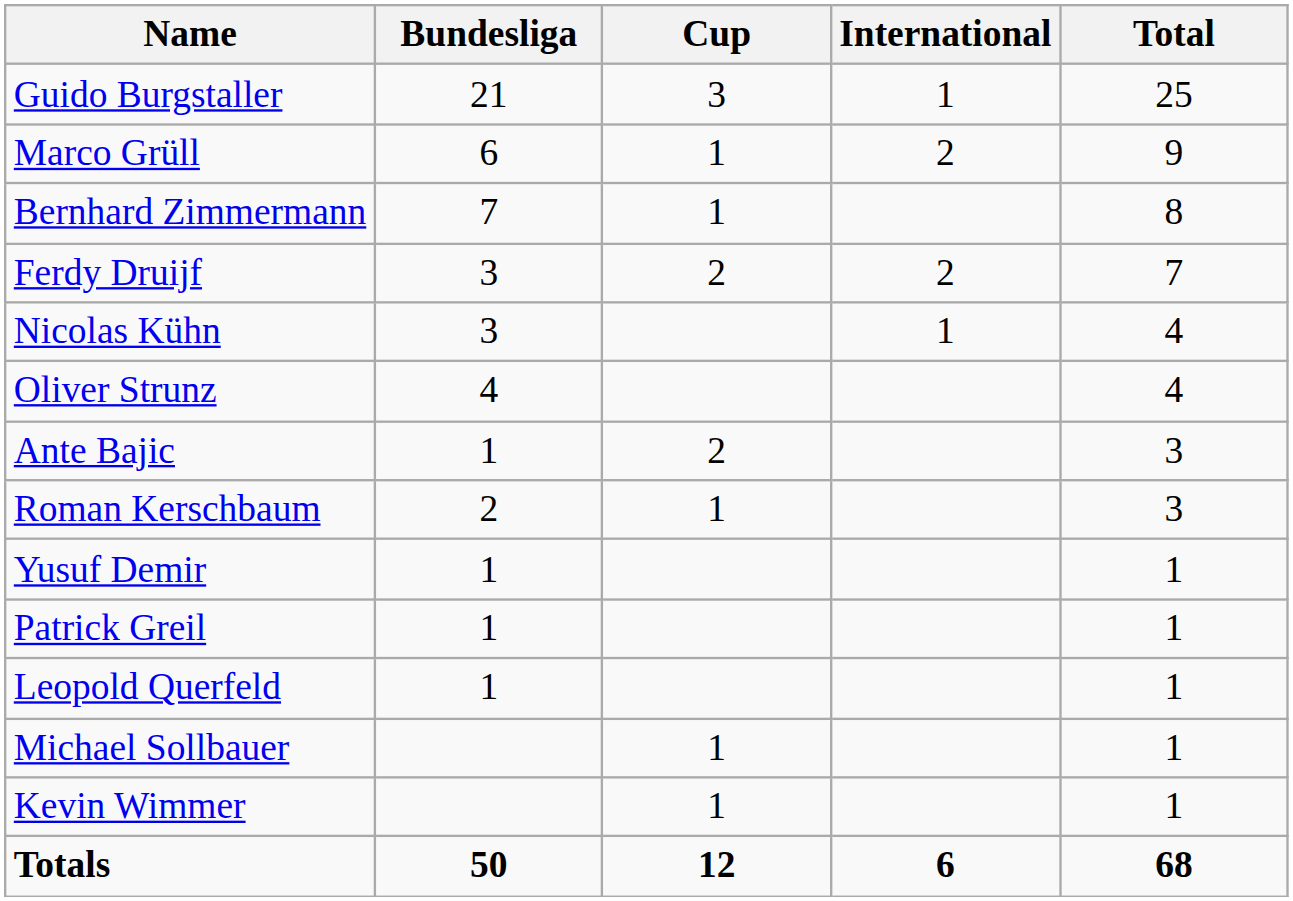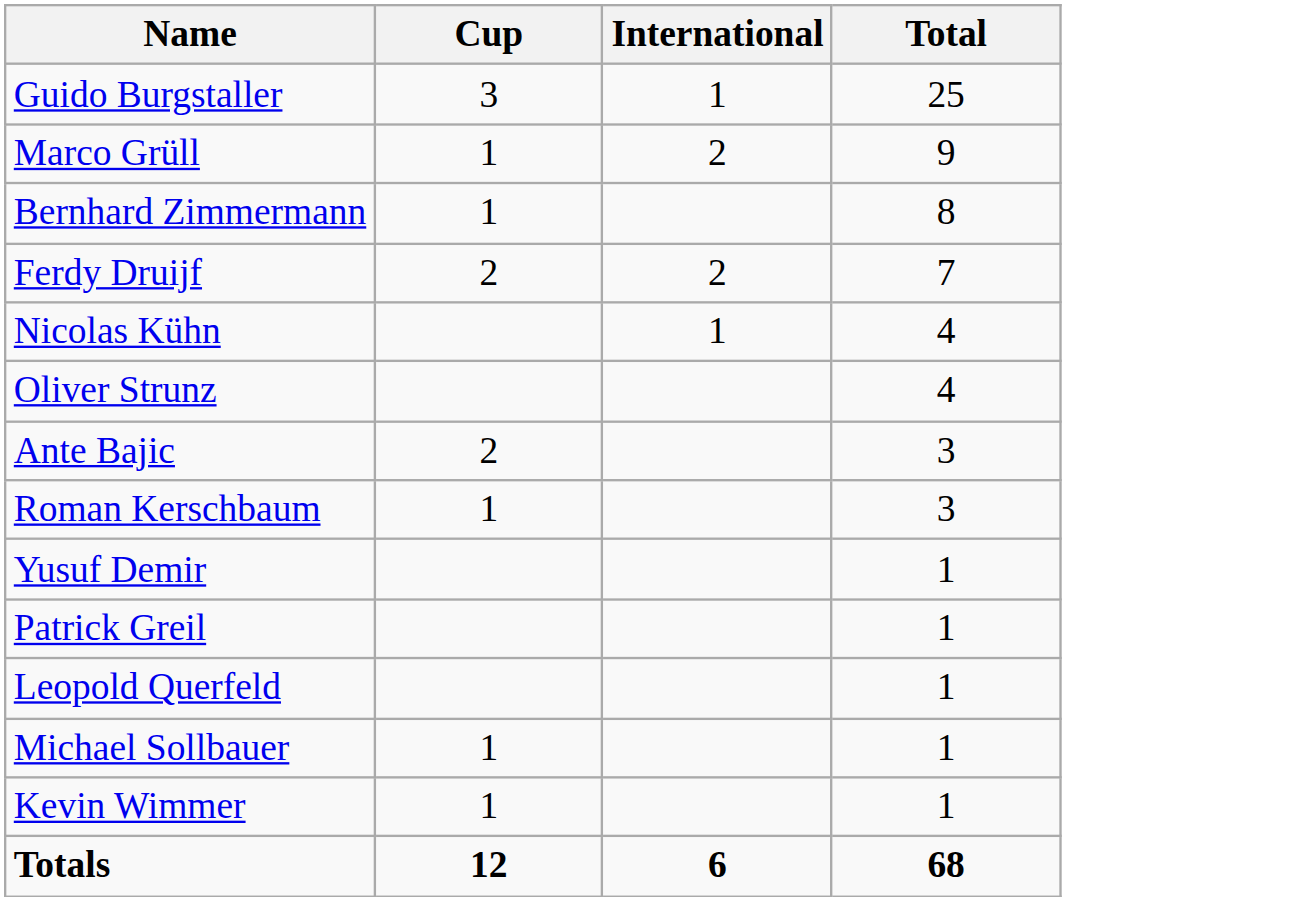- column: (489, 34)
